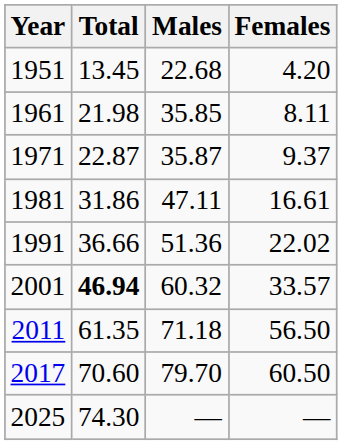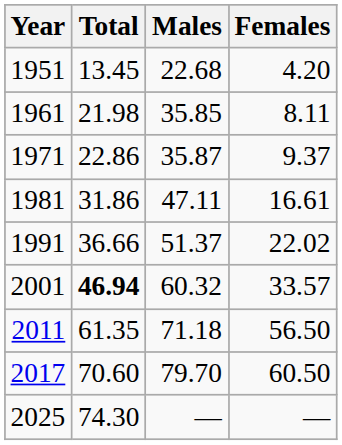(109, 156) 22.87 -> (109, 156) 22.86
(191, 243) 51.36 -> (191, 243) 51.37
